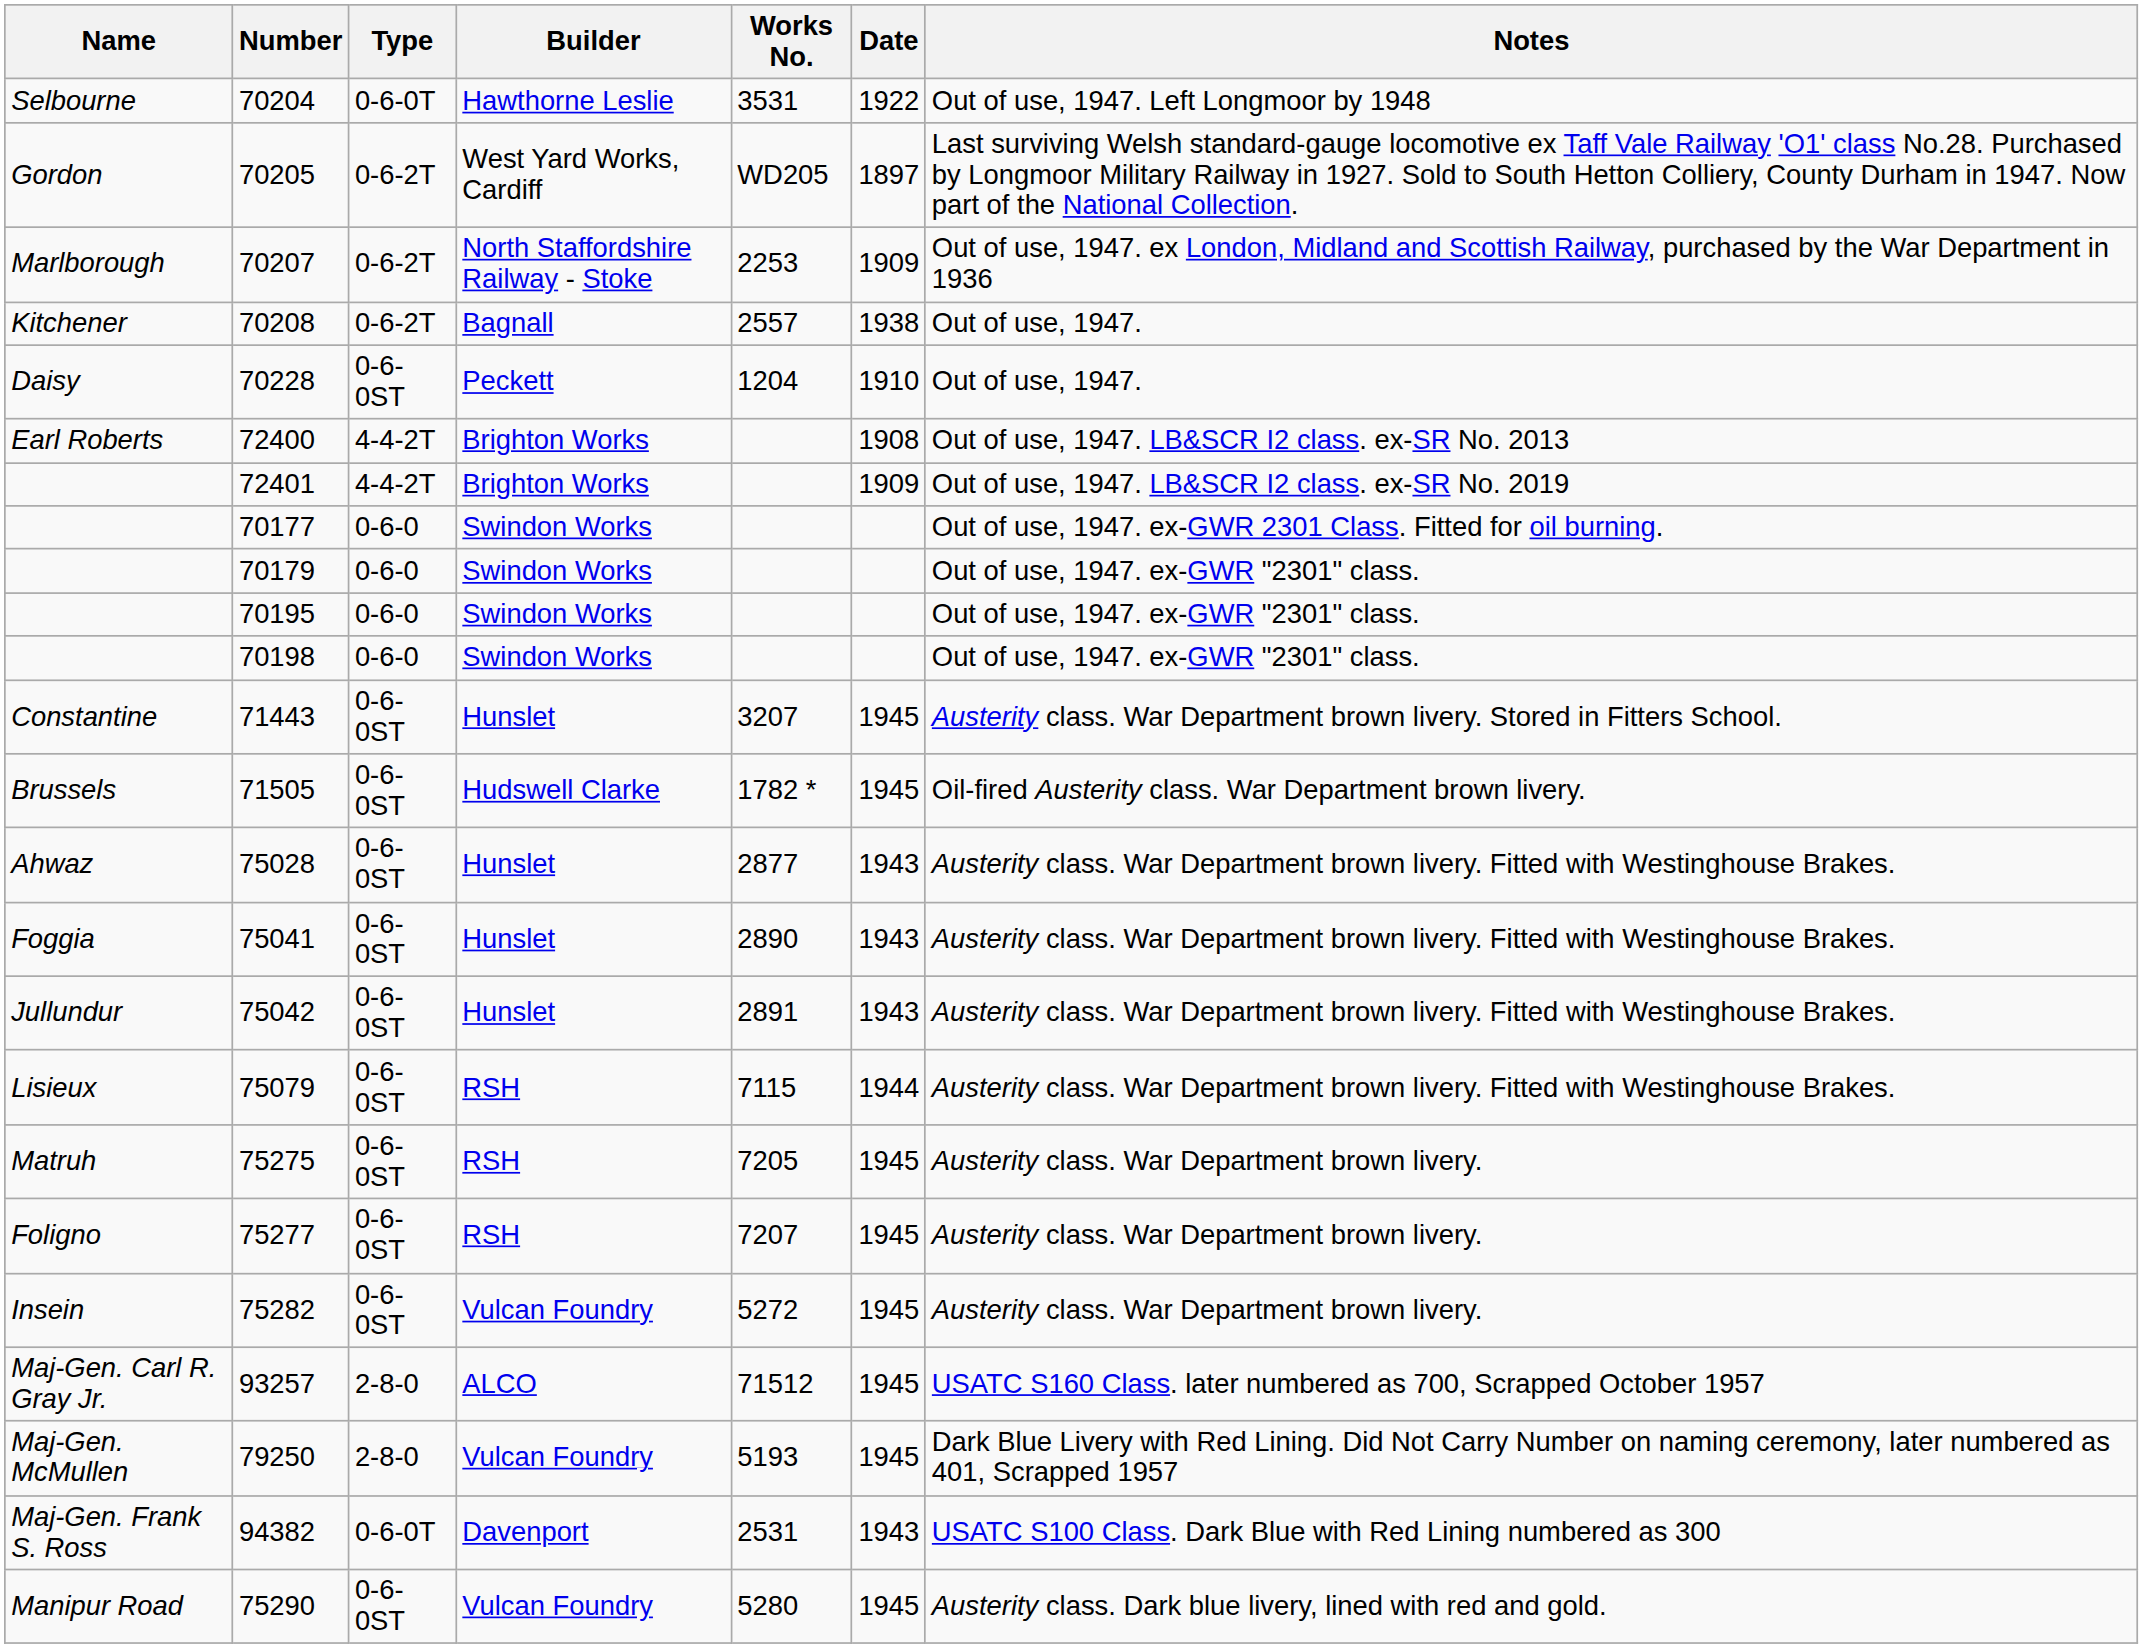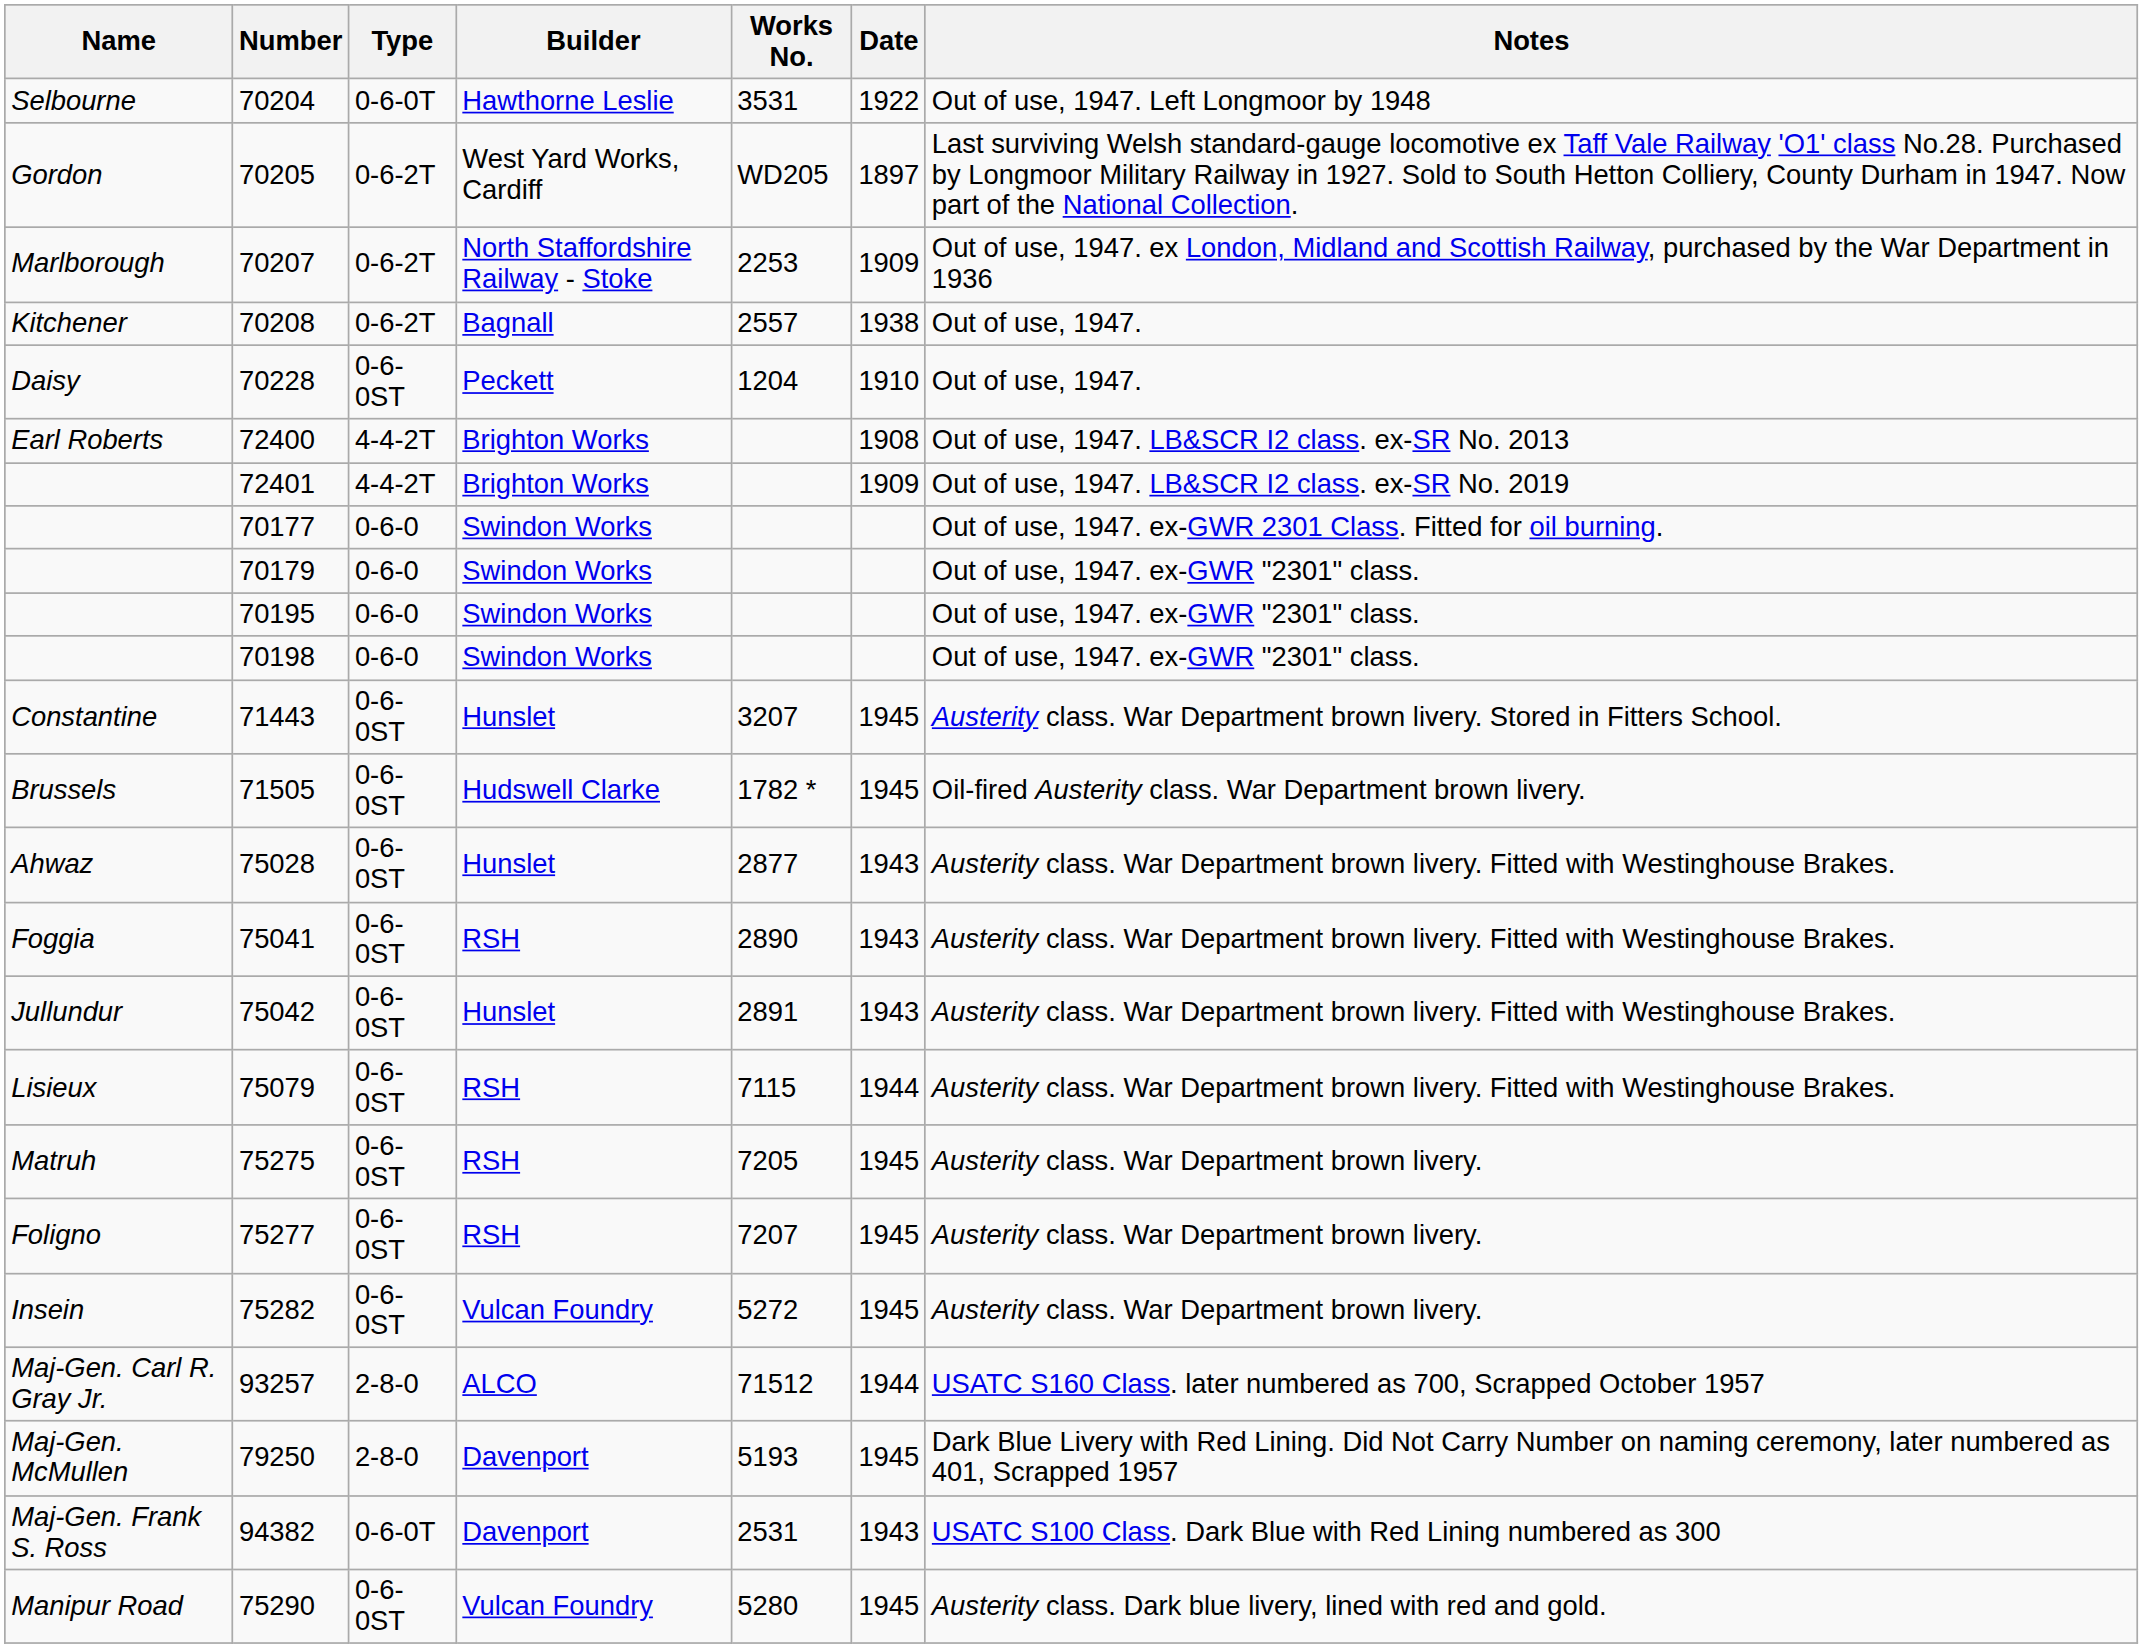(509, 938) Hunslet -> (491, 938) RSH
(889, 1383) 1945 -> (889, 1383) 1944
(558, 1457) Vulcan Foundry -> (525, 1457) Davenport
